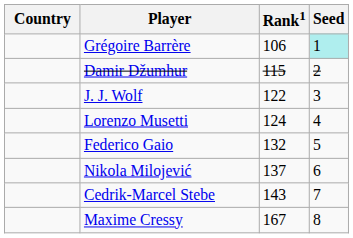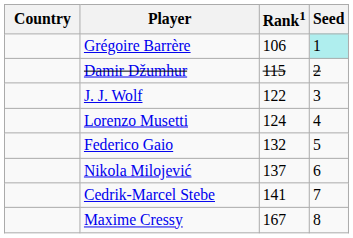(274, 195) 143 -> (274, 195) 141
